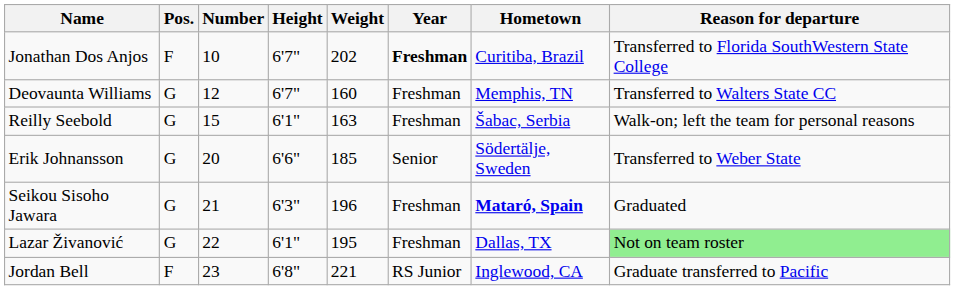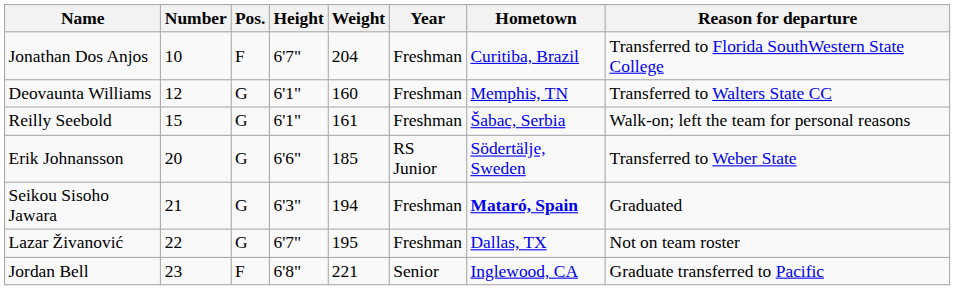columns swapped: (233, 18) <-> (179, 18)
(344, 55) 202 -> (345, 55) 204
(430, 55) bold -> (428, 55) normal
(286, 93) 6'7" -> (287, 93) 6'1"
(344, 120) 163 -> (345, 120) 161
(415, 158) Senior -> (415, 158) RS Junior
(344, 205) 196 -> (345, 205) 194
(286, 243) 6'1" -> (287, 243) 6'7"
(679, 243) lightgreen background -> (675, 243) no background
(427, 270) RS Junior -> (416, 270) Senior
